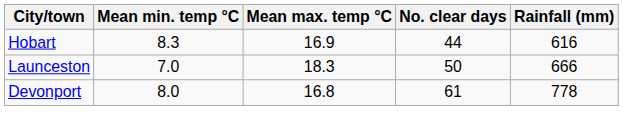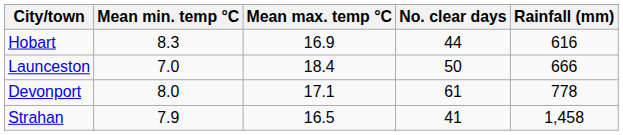(319, 67) 18.3 -> (319, 67) 18.4
(319, 92) 16.8 -> (319, 92) 17.1
+ row: (36, 117)
